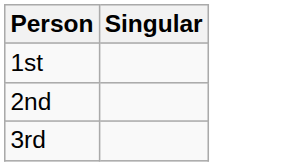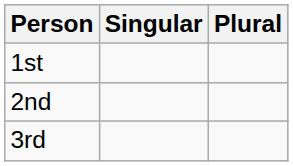+ column: (248, 23)
